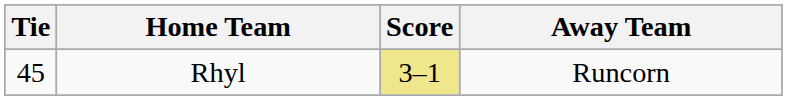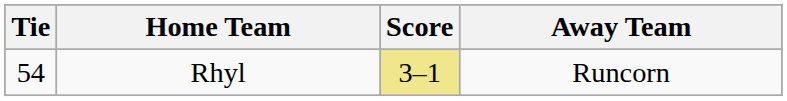(31, 71) 45 -> (31, 71) 54
